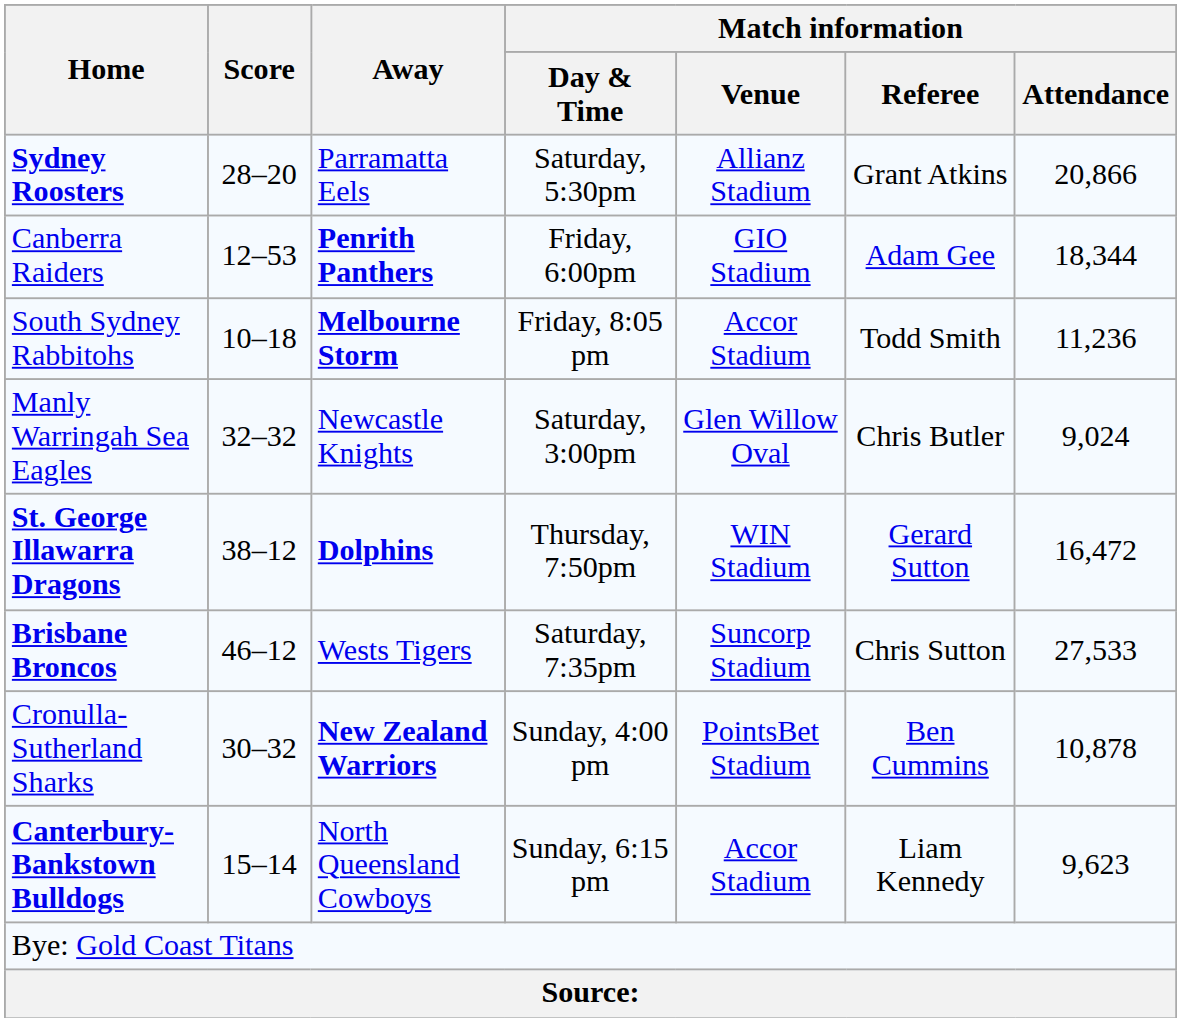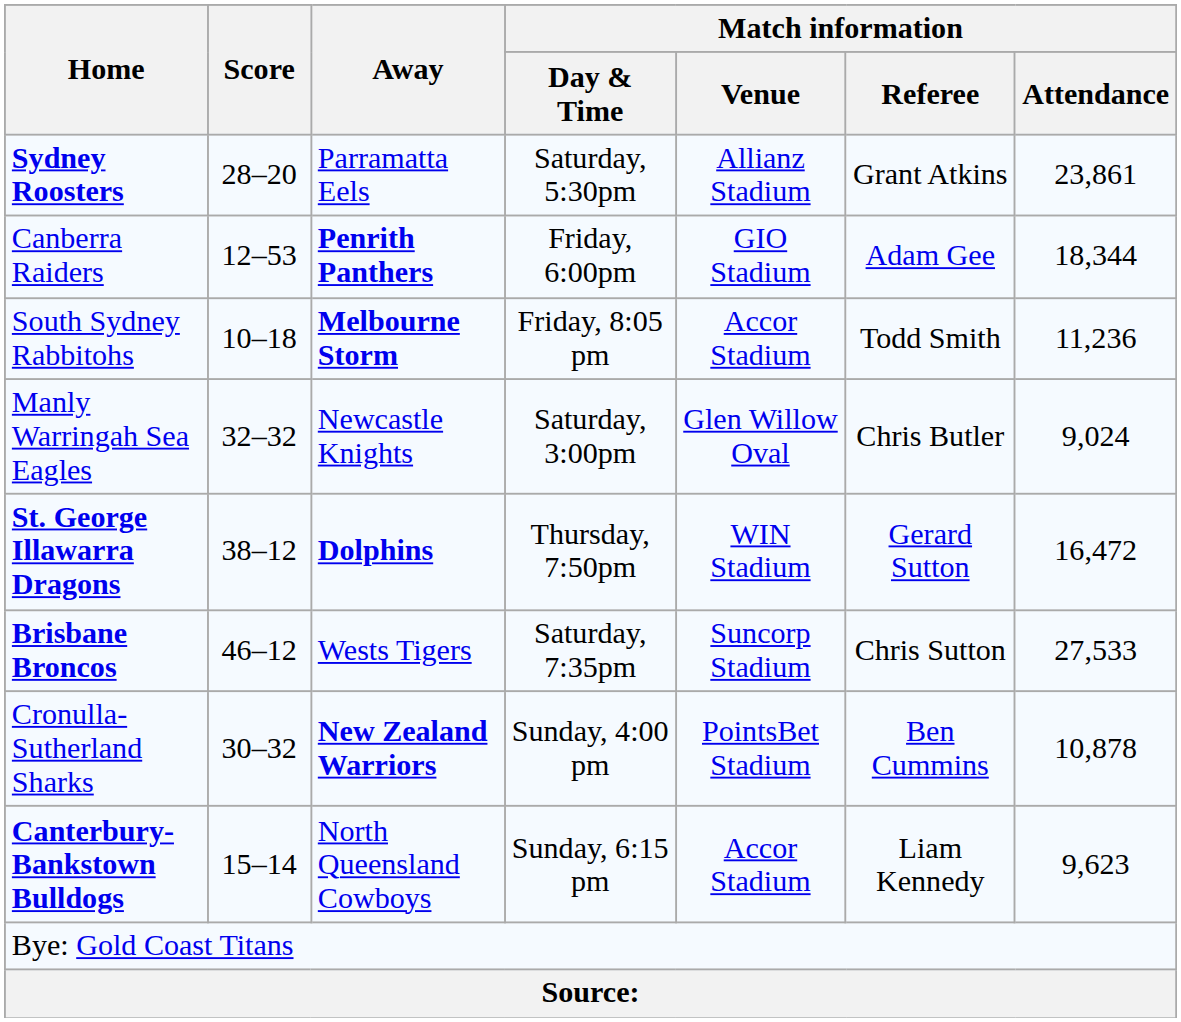(1096, 174) 20,866 -> (1096, 174) 23,861
